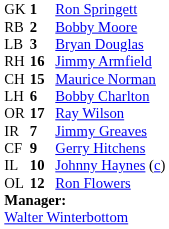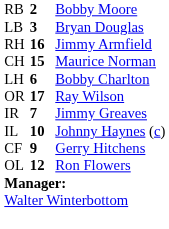- row: (15, 9)
rows swapped: (13, 148) <-> (11, 165)
